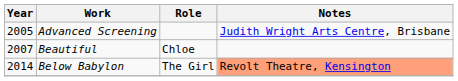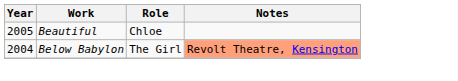- row: (98, 31)
(20, 49) 2007 -> (20, 31) 2005
(20, 67) 2014 -> (20, 49) 2004
